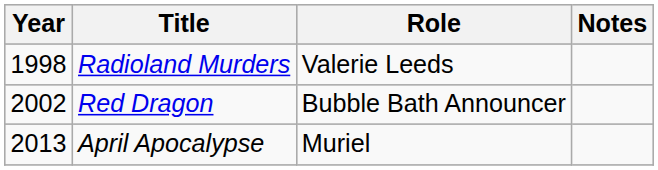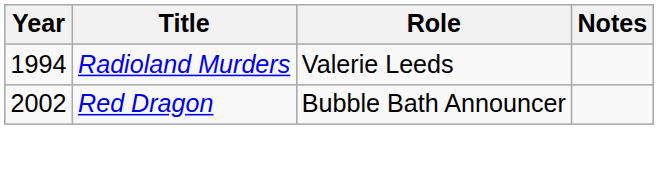(39, 64) 1998 -> (39, 64) 1994
- row: (171, 143)
